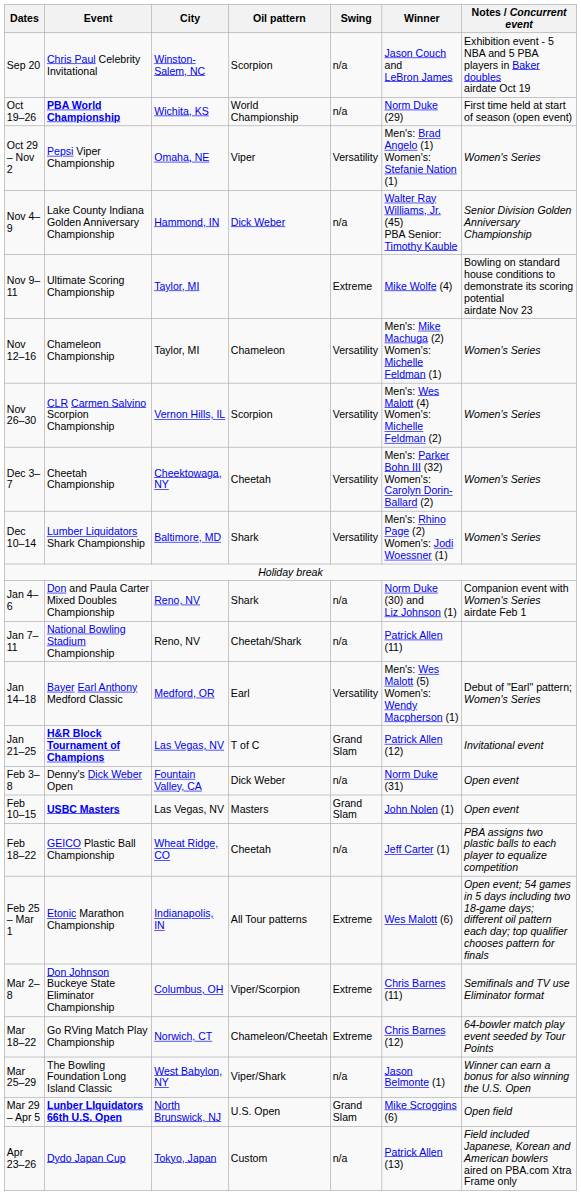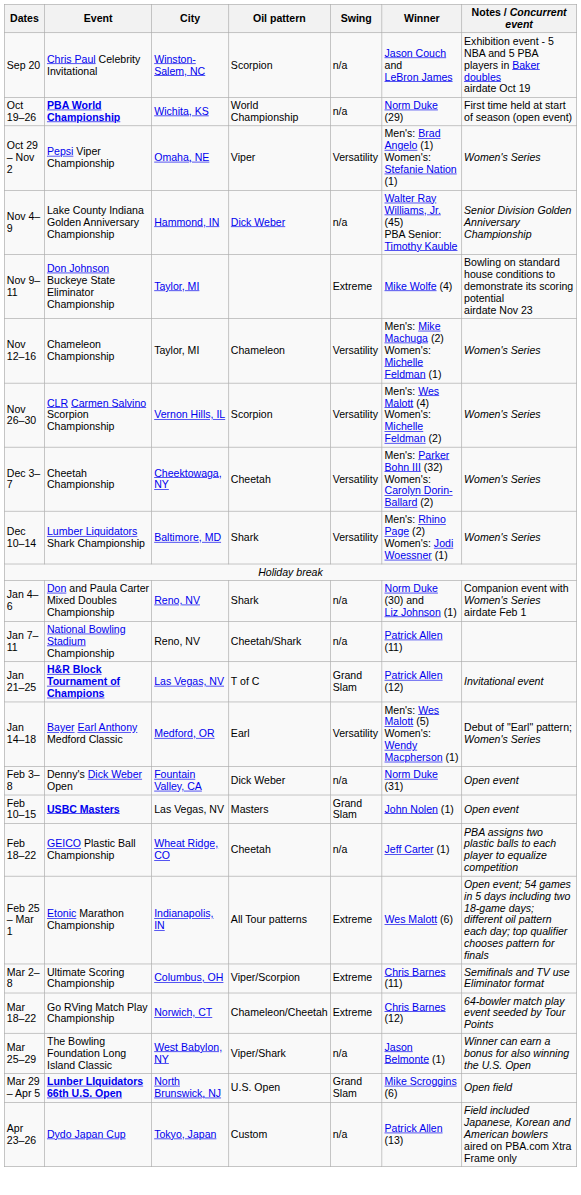(86, 286) Ultimate Scoring Championship -> (81, 286) Don Johnson Buckeye State Eliminator Championship
rows swapped: (21, 693) <-> (21, 746)
(81, 990) Don Johnson Buckeye State Eliminator Championship -> (86, 978) Ultimate Scoring Championship
